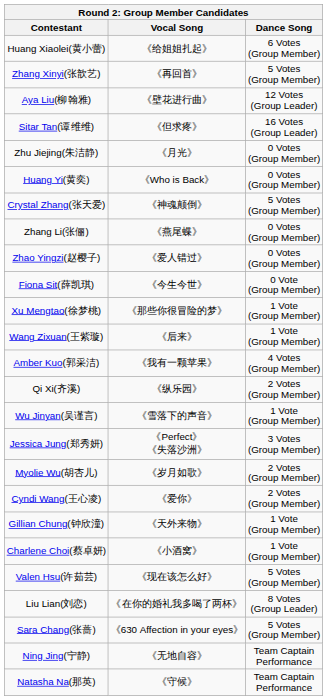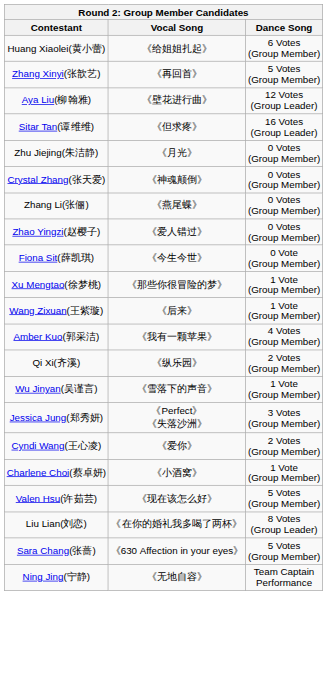- row: (56, 179)
(284, 205) 5 Votes (Group Member) -> (284, 179) 0 Votes (Group Member)
- row: (56, 472)
- row: (56, 524)
- row: (56, 682)
